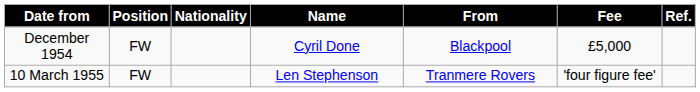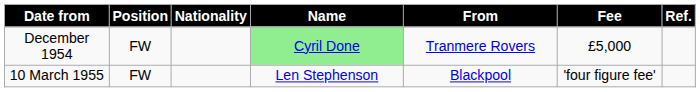(327, 46) no background -> (327, 46) lightgreen background
(480, 46) Blackpool -> (480, 46) Tranmere Rovers
(480, 76) Tranmere Rovers -> (480, 76) Blackpool
